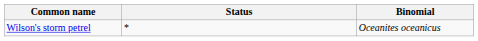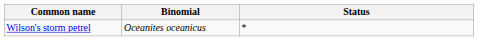columns swapped: (415, 12) <-> (239, 12)
